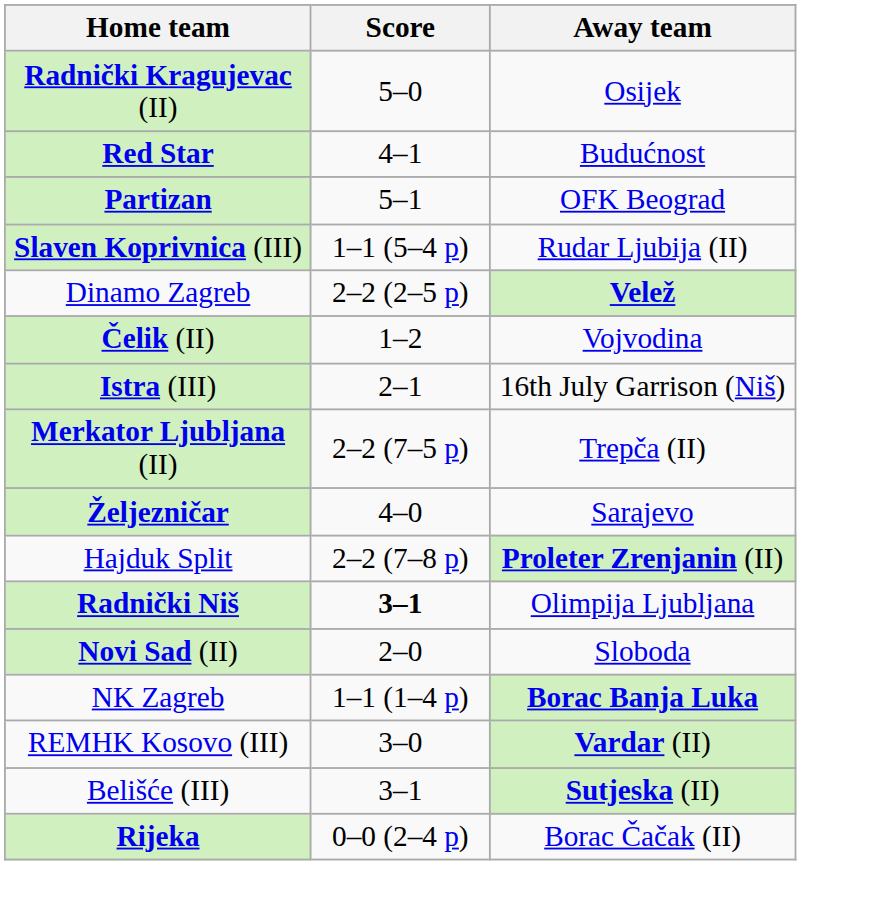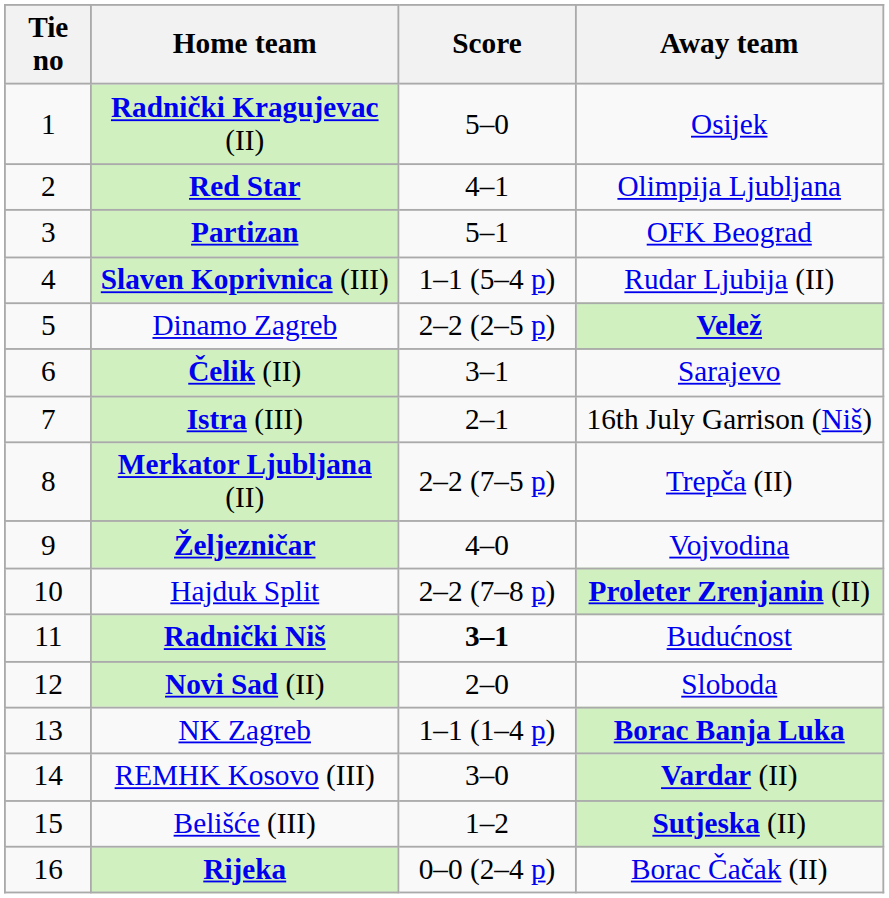+ column: (48, 44)
(643, 153) Budućnost -> (729, 186) Olimpija Ljubljana
(400, 339) 1–2 -> (487, 372) 3–1
(643, 339) Vojvodina -> (729, 372) Sarajevo
(643, 511) Sarajevo -> (729, 544) Vojvodina
(643, 604) Olimpija Ljubljana -> (729, 637) Budućnost
(400, 790) 3–1 -> (487, 823) 1–2
